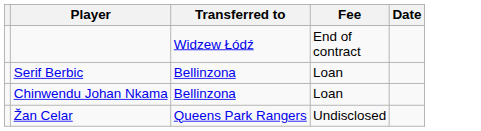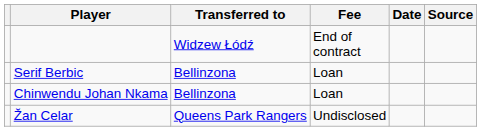+ column: (451, 15)
